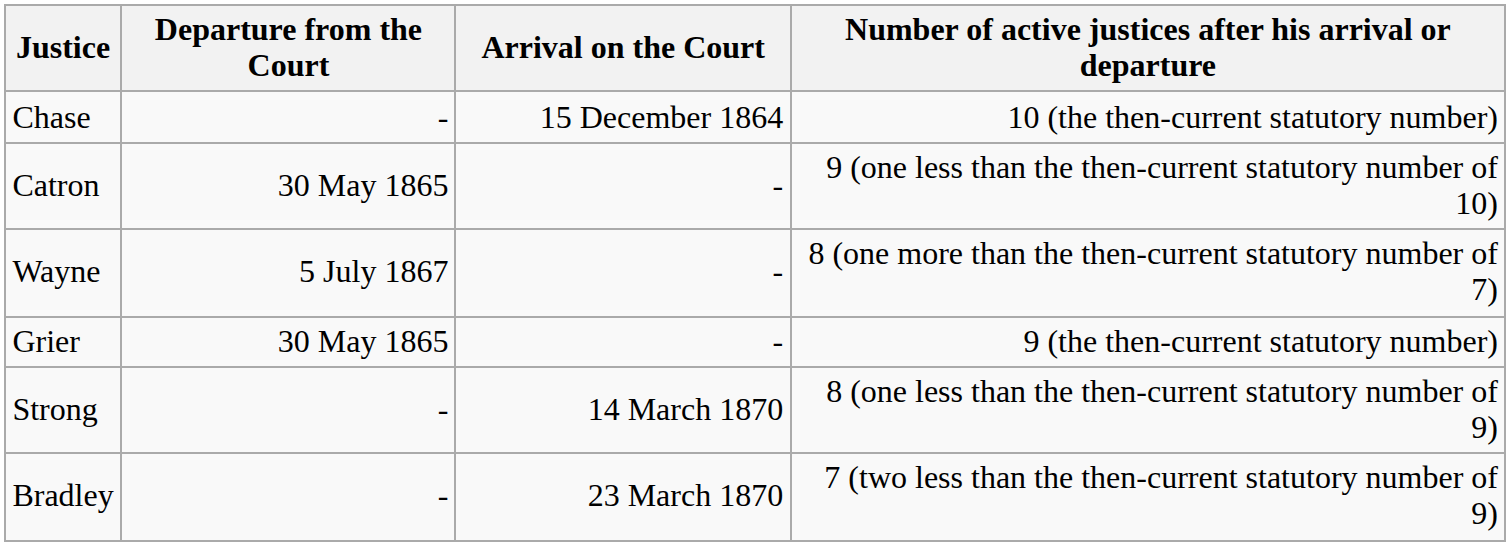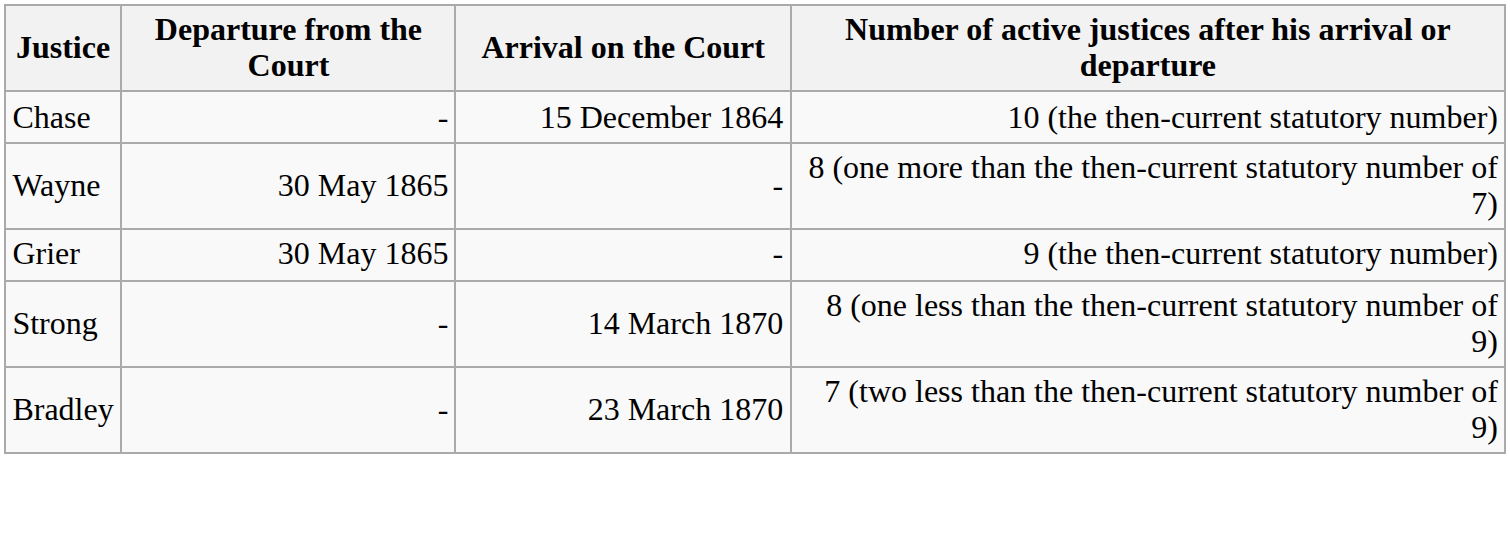- row: (56, 185)
(374, 272) 5 July 1867 -> (363, 185) 30 May 1865
